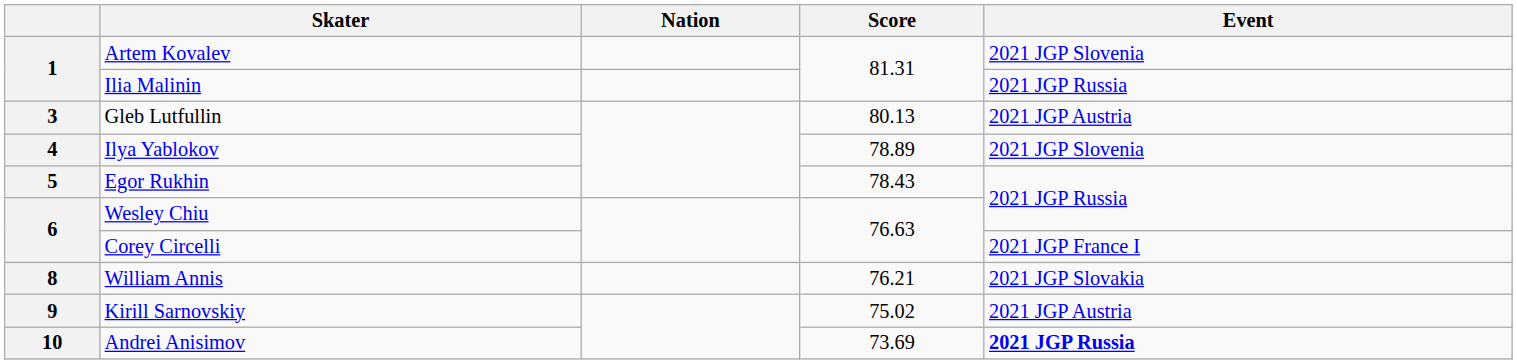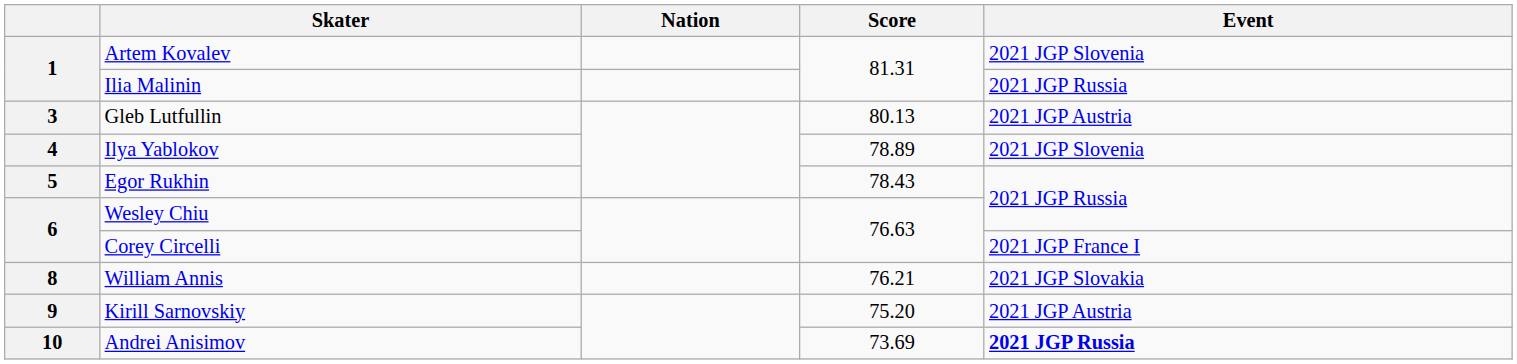(892, 310) 75.02 -> (892, 310) 75.20
